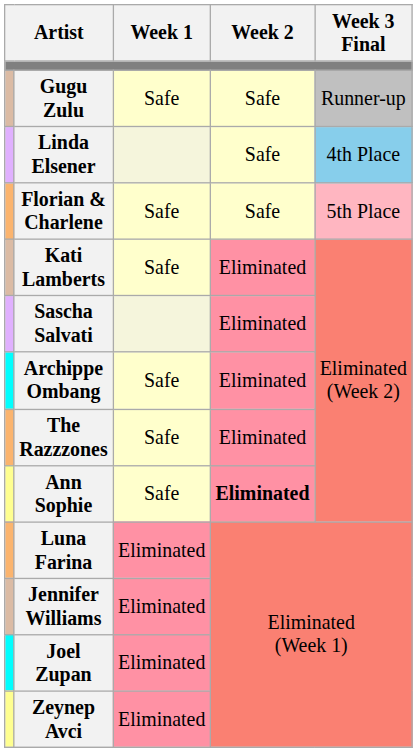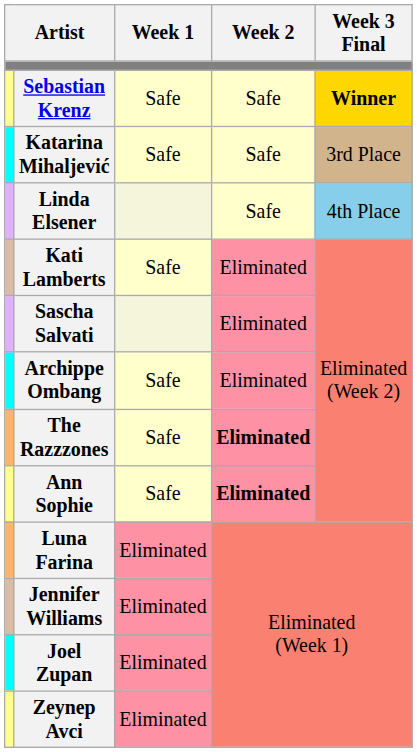+ row: (64, 98)
- row: (63, 98)
+ row: (64, 154)
- row: (63, 211)
(263, 437) normal -> (263, 437) bold
